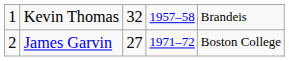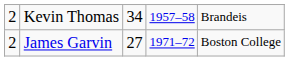(12, 17) 1 -> (12, 17) 2
(135, 17) 32 -> (135, 17) 34
